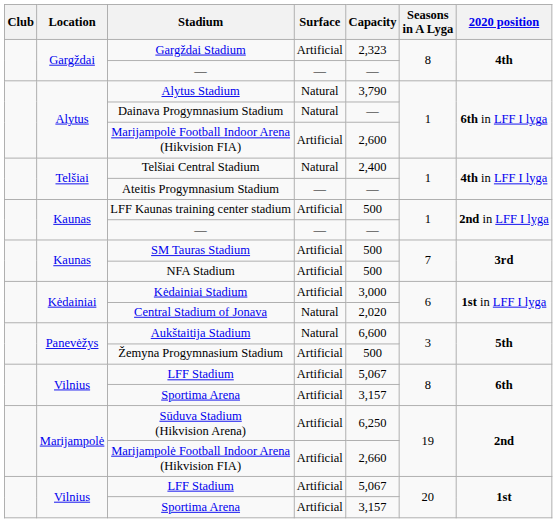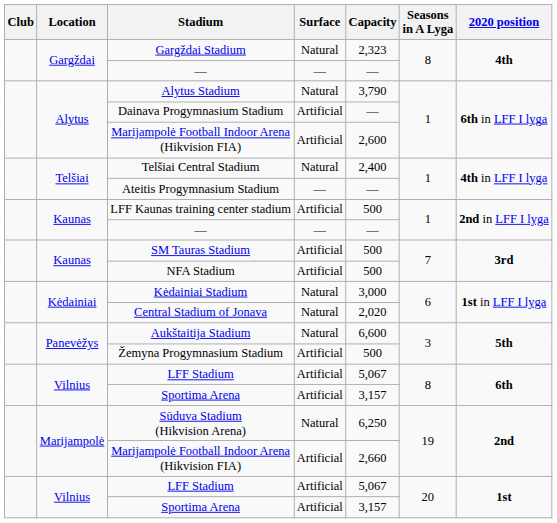(320, 49) Artificial -> (320, 49) Natural
(320, 111) Natural -> (320, 111) Artificial
(320, 291) Artificial -> (320, 291) Natural
(320, 422) Artificial -> (320, 422) Natural
